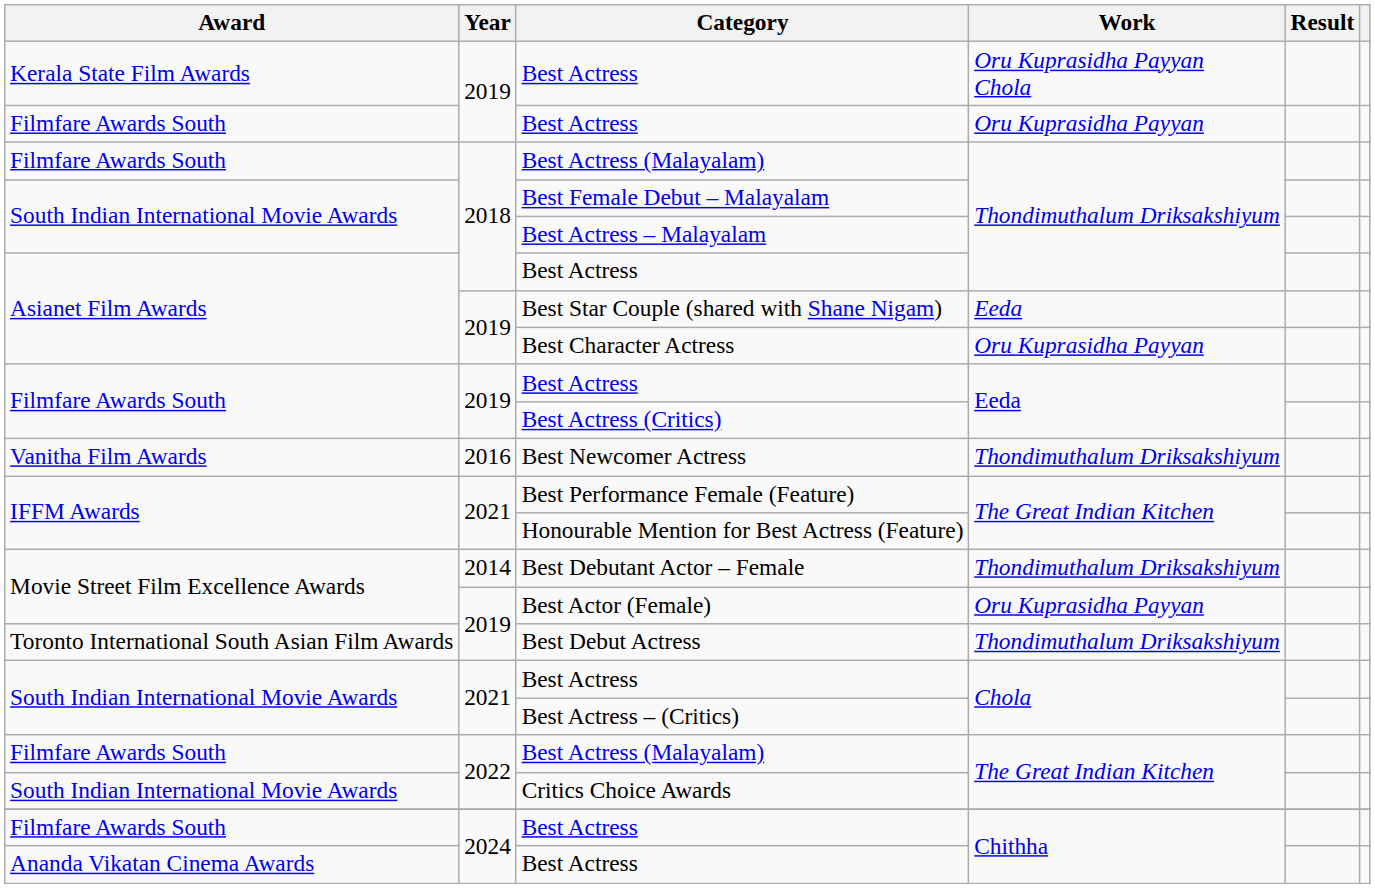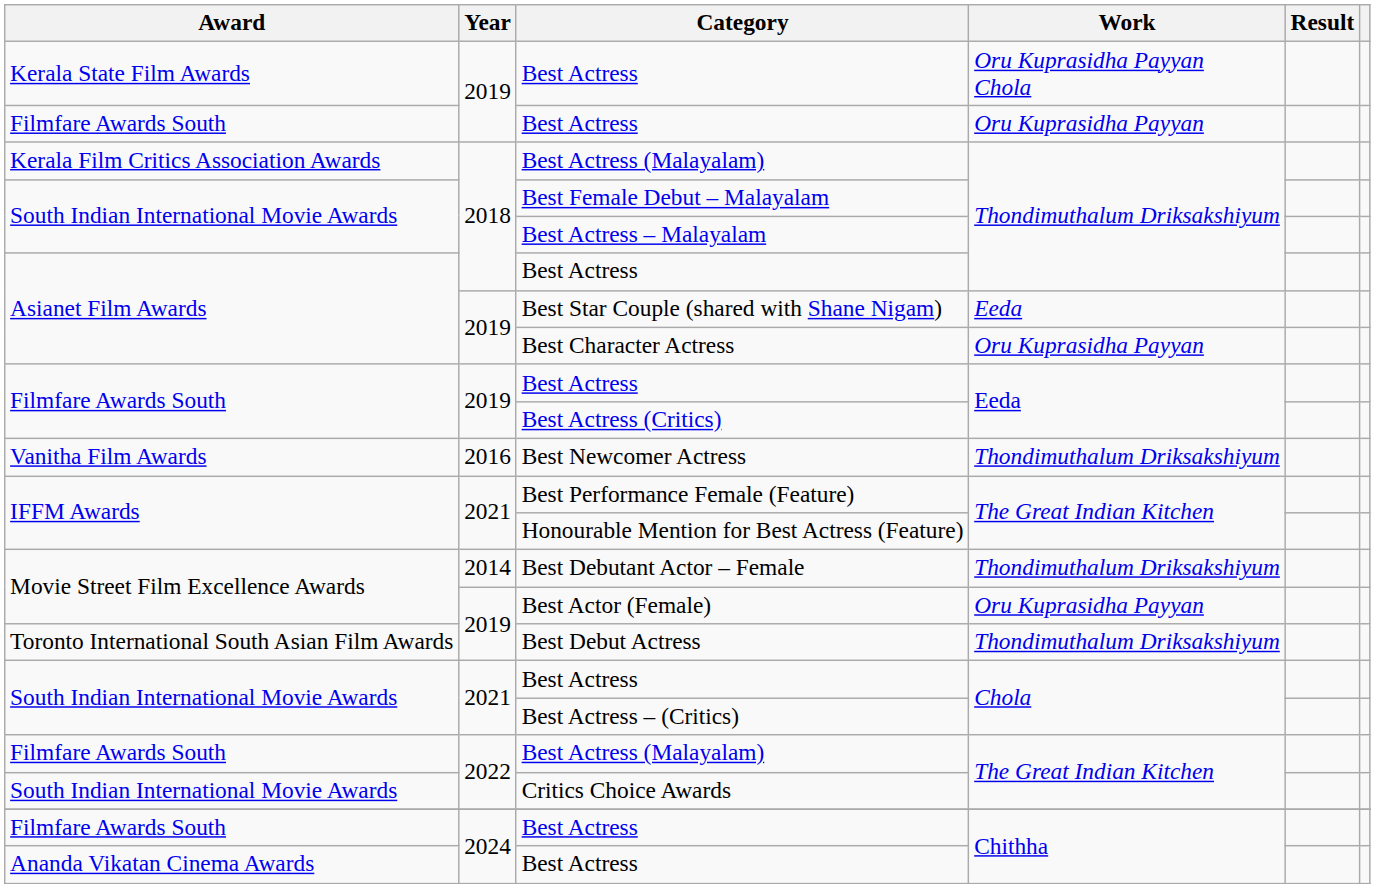(118, 160) Filmfare Awards South -> (195, 160) Kerala Film Critics Association Awards
